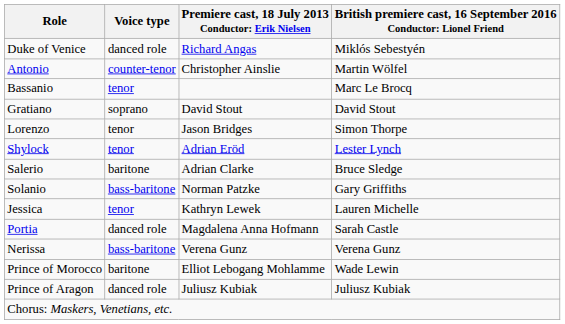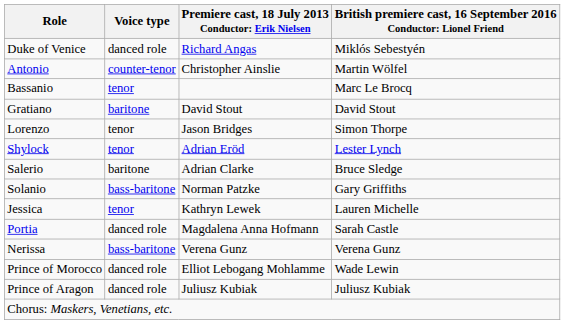(128, 108) soprano -> (129, 108) baritone
(129, 269) baritone -> (137, 269) danced role
